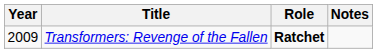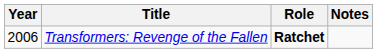(23, 37) 2009 -> (23, 37) 2006
